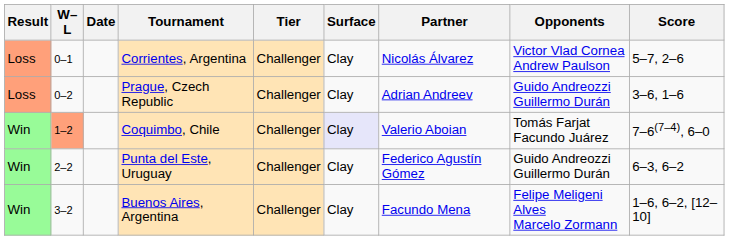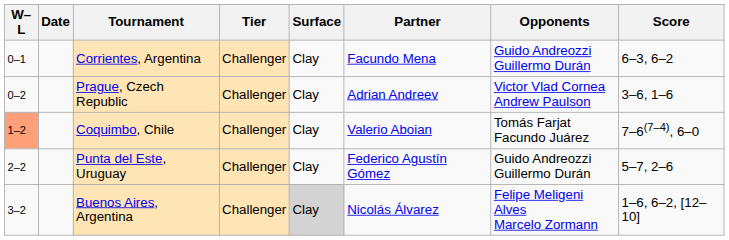- column: (28, 22)
(428, 58) Nicolás Álvarez -> (392, 58) Facundo Mena
(569, 58) Victor Vlad Cornea Andrew Paulson -> (543, 58) Guido Andreozzi Guillermo Durán
(658, 58) 5–7, 2–6 -> (647, 58) 6–3, 6–2
(562, 94) Guido Andreozzi Guillermo Durán -> (550, 94) Victor Vlad Cornea Andrew Paulson
(340, 130) lavender background -> (306, 130) no background
(658, 166) 6–3, 6–2 -> (647, 166) 5–7, 2–6
(340, 209) no background -> (306, 209) lightgrey background
(426, 209) Facundo Mena -> (393, 209) Nicolás Álvarez
